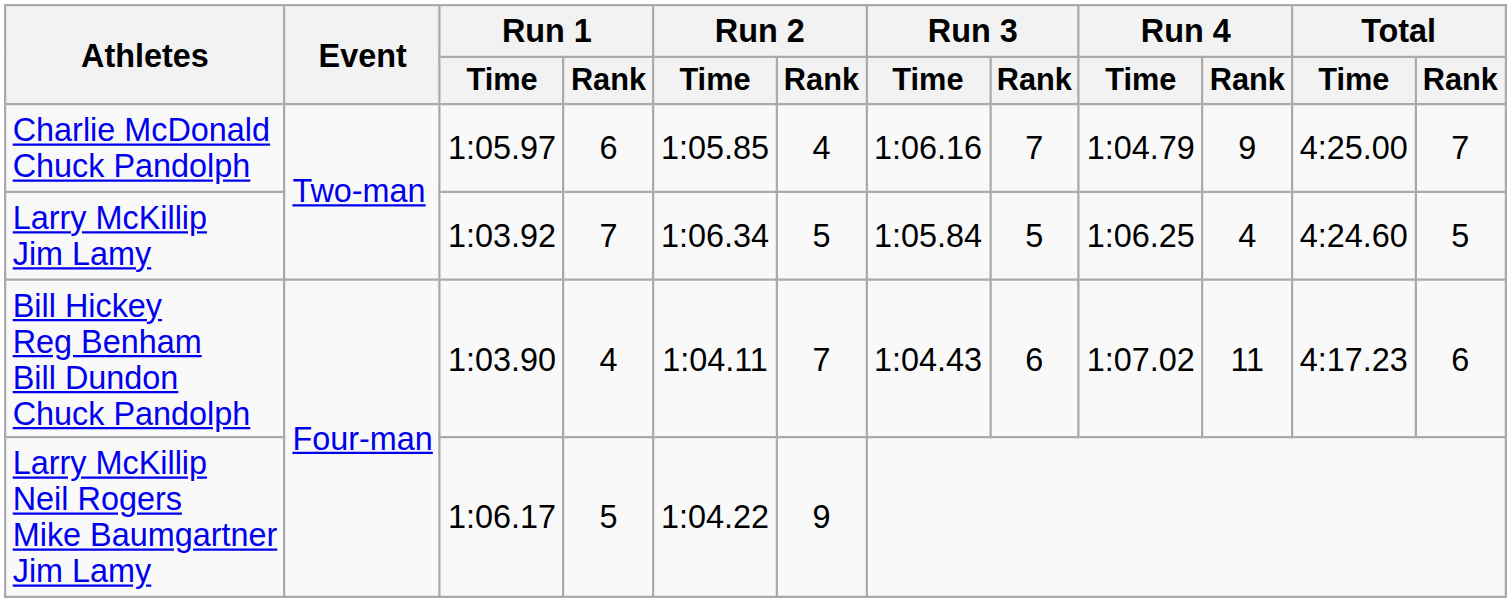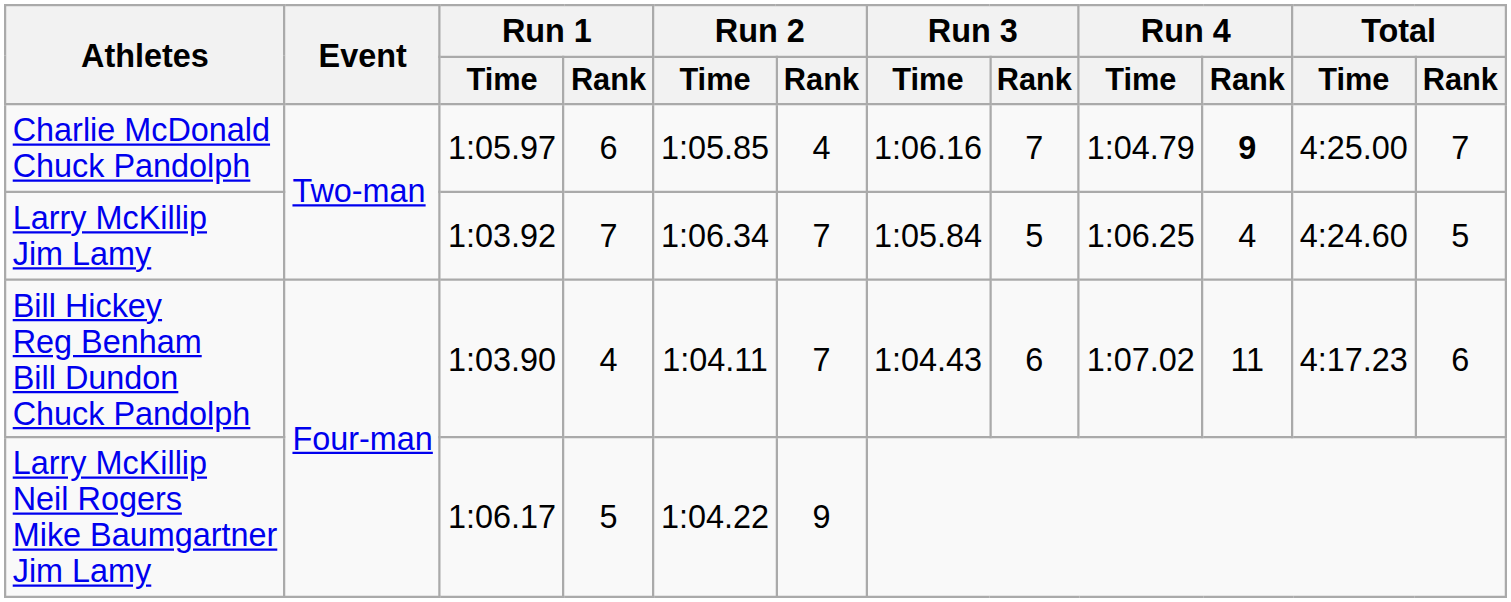(1247, 149) normal -> (1247, 149) bold
(821, 236) 5 -> (821, 236) 7
